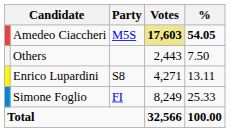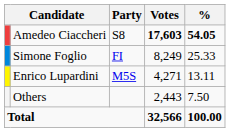(124, 35) M5S -> (118, 35) S8
(165, 35) khaki background -> (165, 35) no background
rows swapped: (50, 97) <-> (30, 56)
(118, 76) S8 -> (124, 76) M5S
